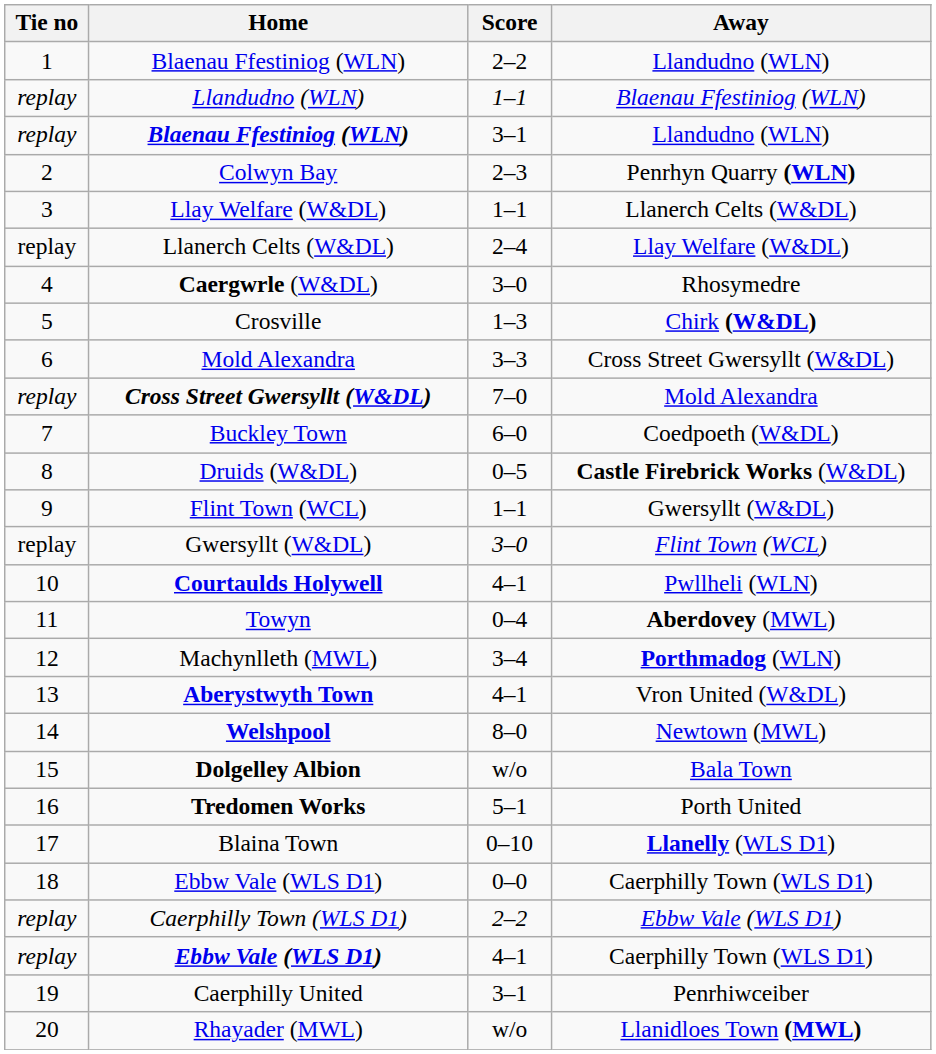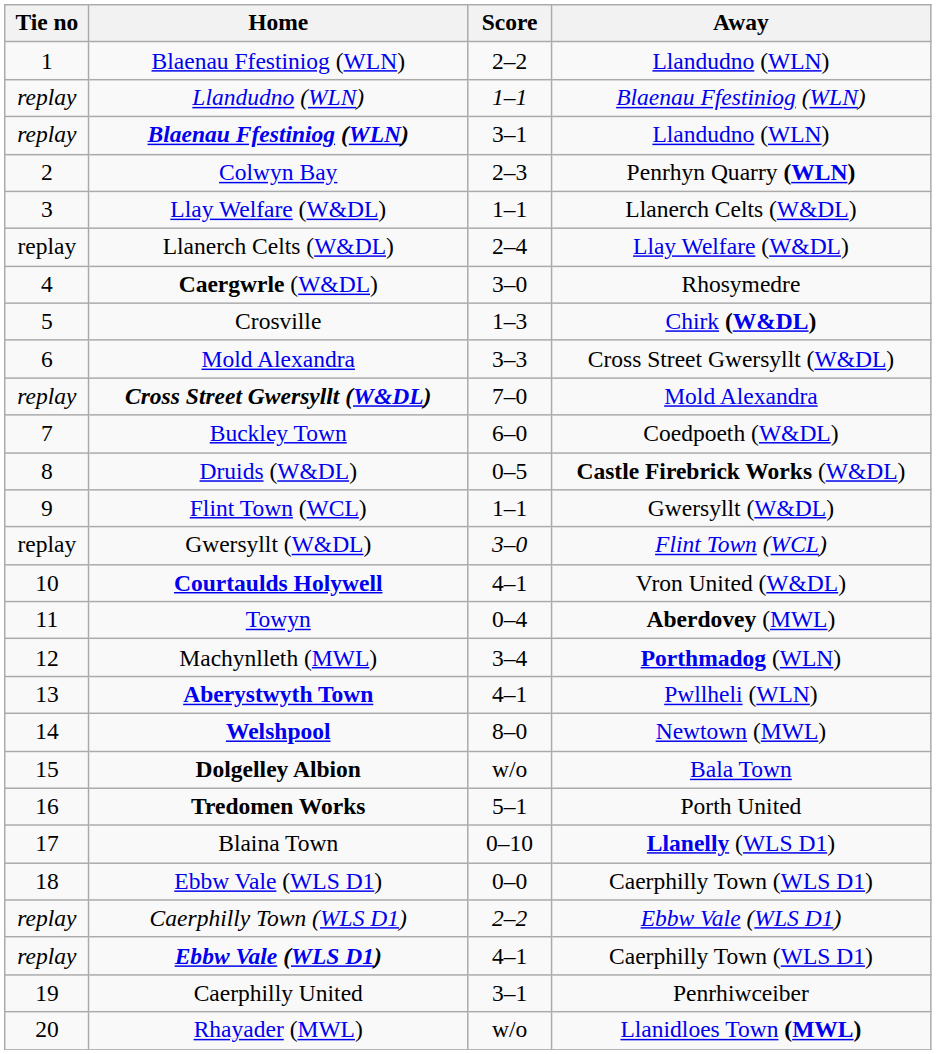(741, 582) Pwllheli (WLN) -> (741, 582) Vron United (W&DL)
(741, 694) Vron United (W&DL) -> (741, 694) Pwllheli (WLN)
